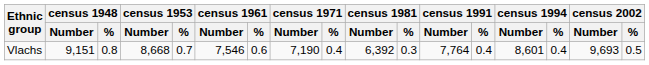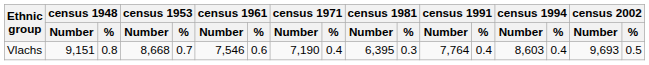(380, 50) 6,392 -> (380, 50) 6,395
(529, 50) 8,601 -> (529, 50) 8,603
